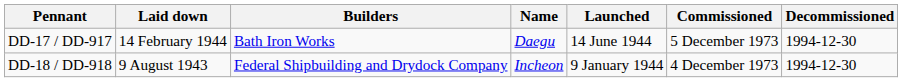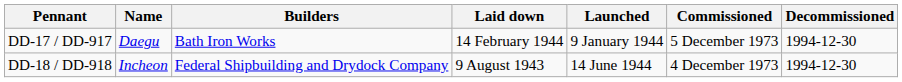columns swapped: (539, 16) <-> (173, 16)
(611, 40) 14 June 1944 -> (617, 40) 9 January 1944
(617, 64) 9 January 1944 -> (611, 64) 14 June 1944
